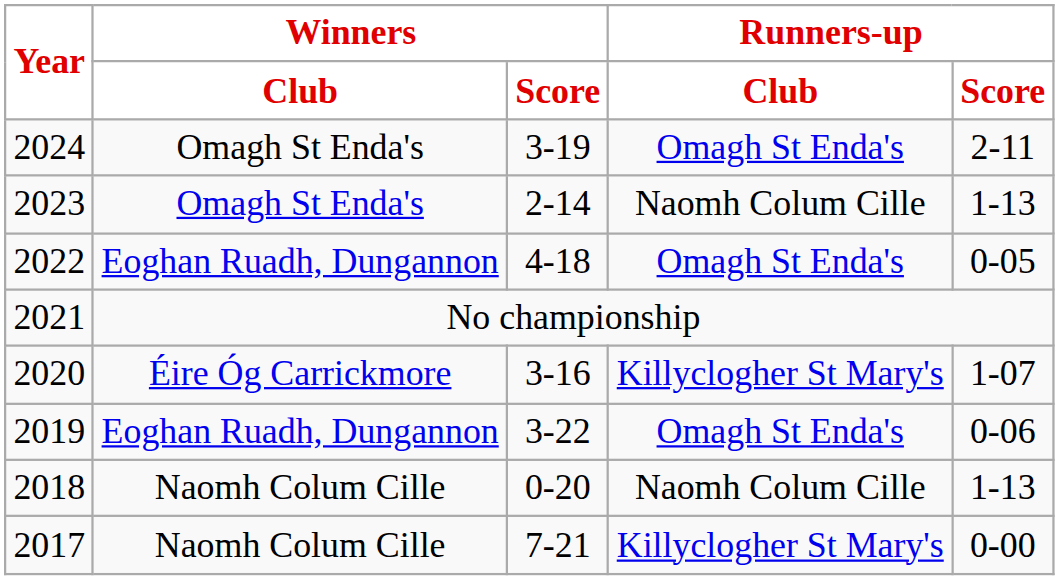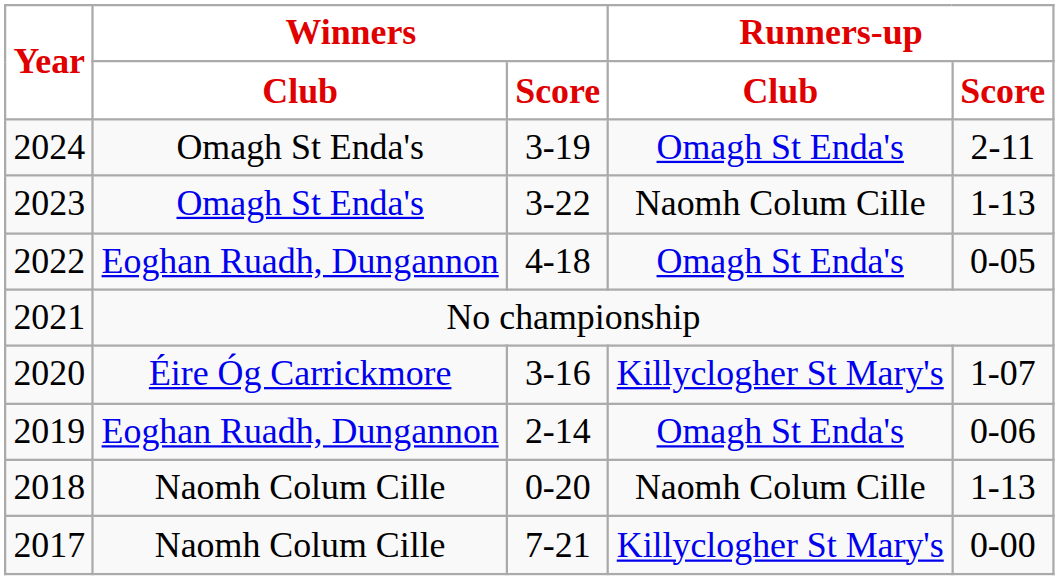(558, 203) 2-14 -> (558, 203) 3-22
(558, 430) 3-22 -> (558, 430) 2-14
